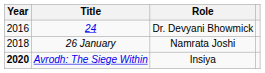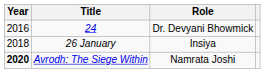(203, 44) Namrata Joshi -> (203, 44) Insiya
(203, 60) Insiya -> (203, 60) Namrata Joshi
